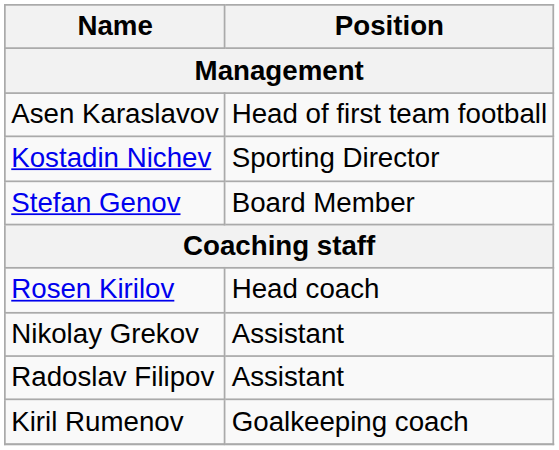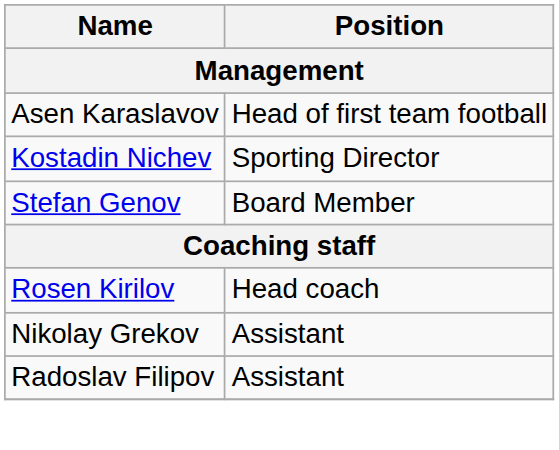- row: (97, 421)
